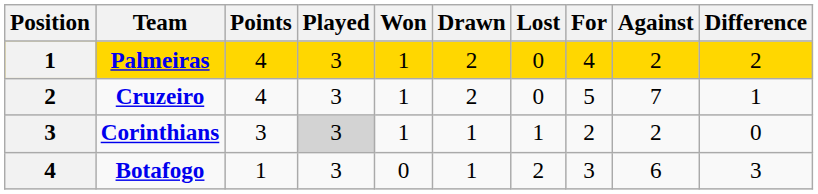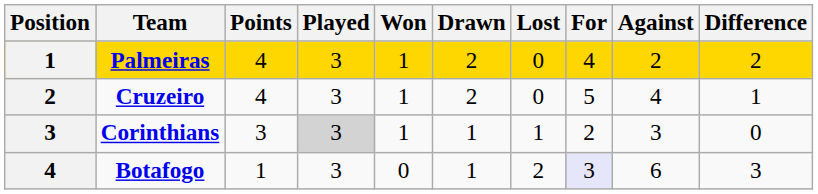(656, 96) 7 -> (656, 96) 4
(656, 133) 2 -> (656, 133) 3
(589, 170) no background -> (589, 170) lavender background
